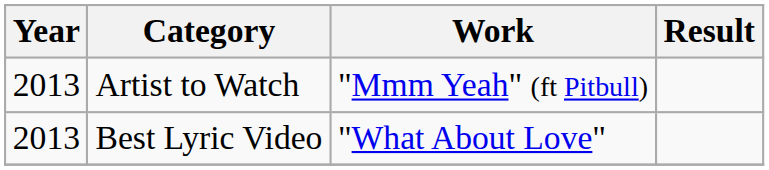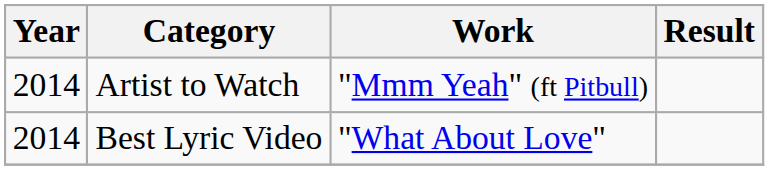(46, 84) 2013 -> (46, 84) 2014
(46, 137) 2013 -> (46, 137) 2014
